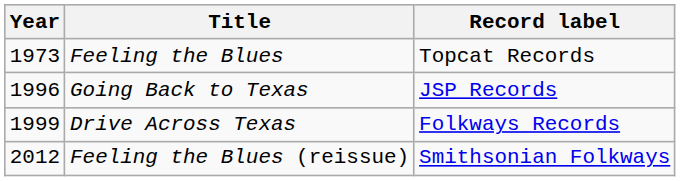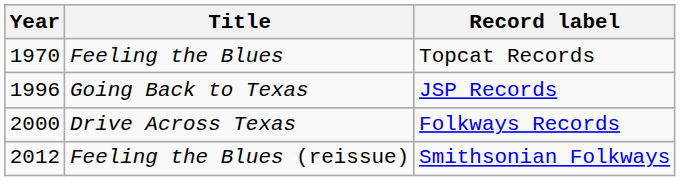(35, 56) 1973 -> (35, 56) 1970
(35, 124) 1999 -> (35, 124) 2000
